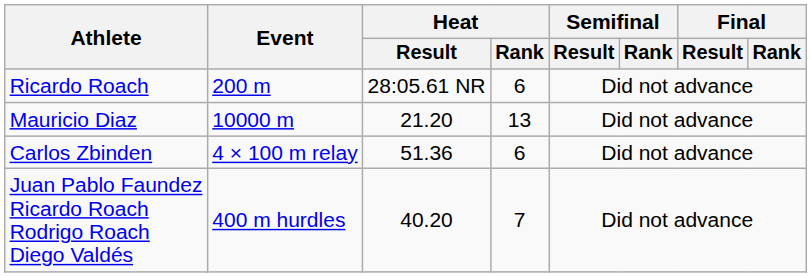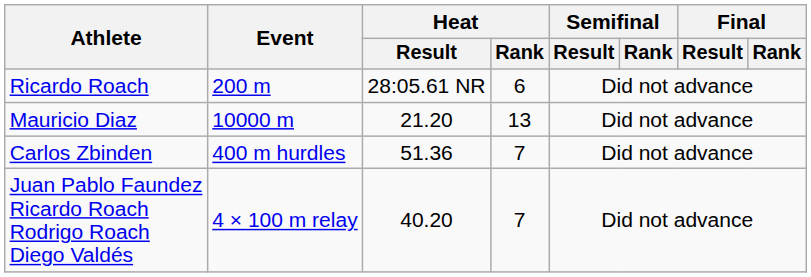(285, 153) 4 × 100 m relay -> (279, 153) 400 m hurdles
(520, 153) 6 -> (520, 153) 7
(279, 221) 400 m hurdles -> (285, 221) 4 × 100 m relay
